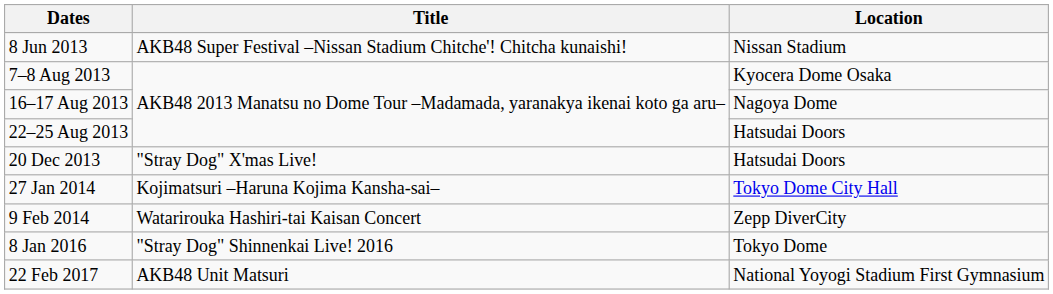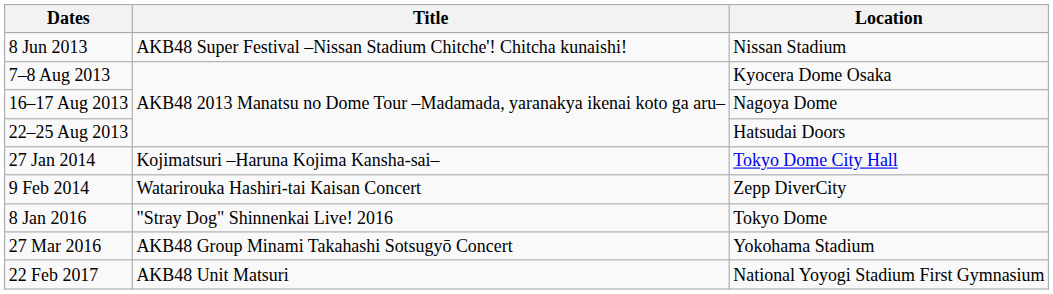- row: (54, 160)
+ row: (55, 246)
